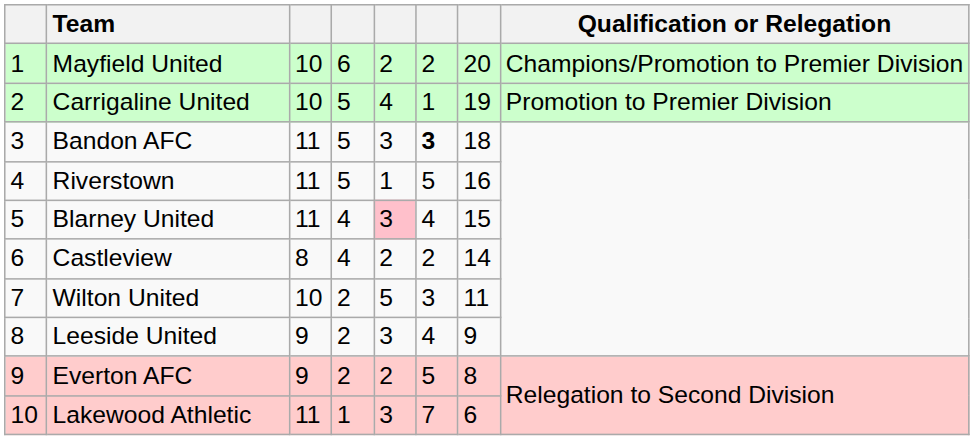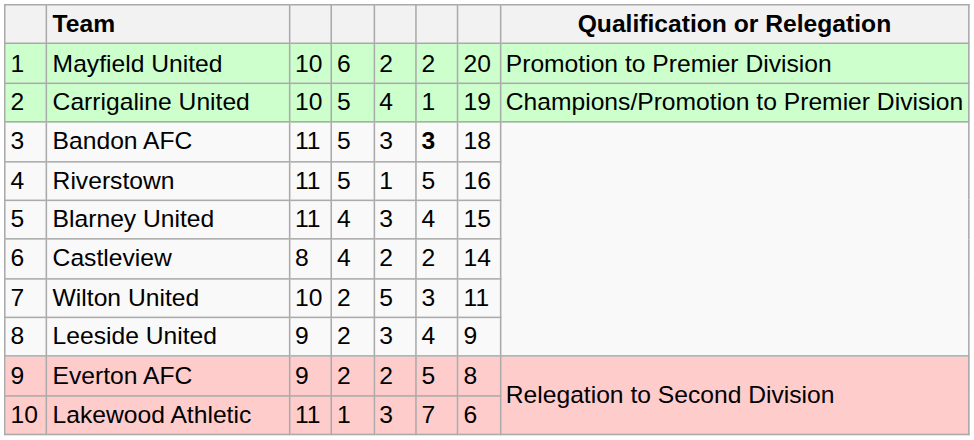(734, 63) Champions/Promotion to Premier Division -> (669, 63) Promotion to Premier Division
(669, 102) Promotion to Premier Division -> (734, 102) Champions/Promotion to Premier Division
(386, 219) pink background -> (386, 219) no background
